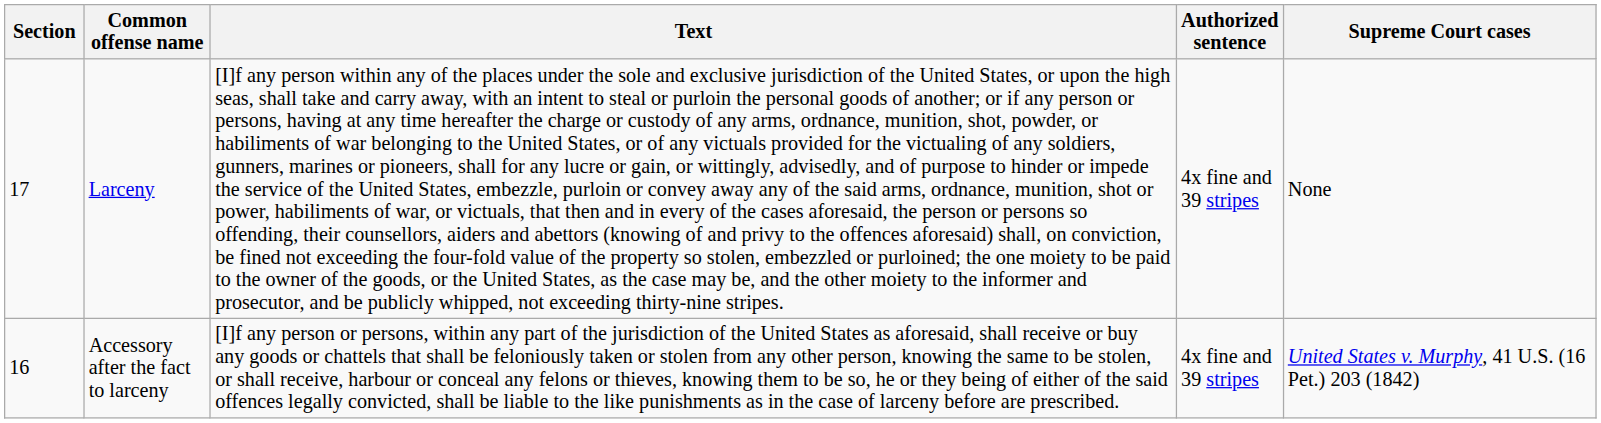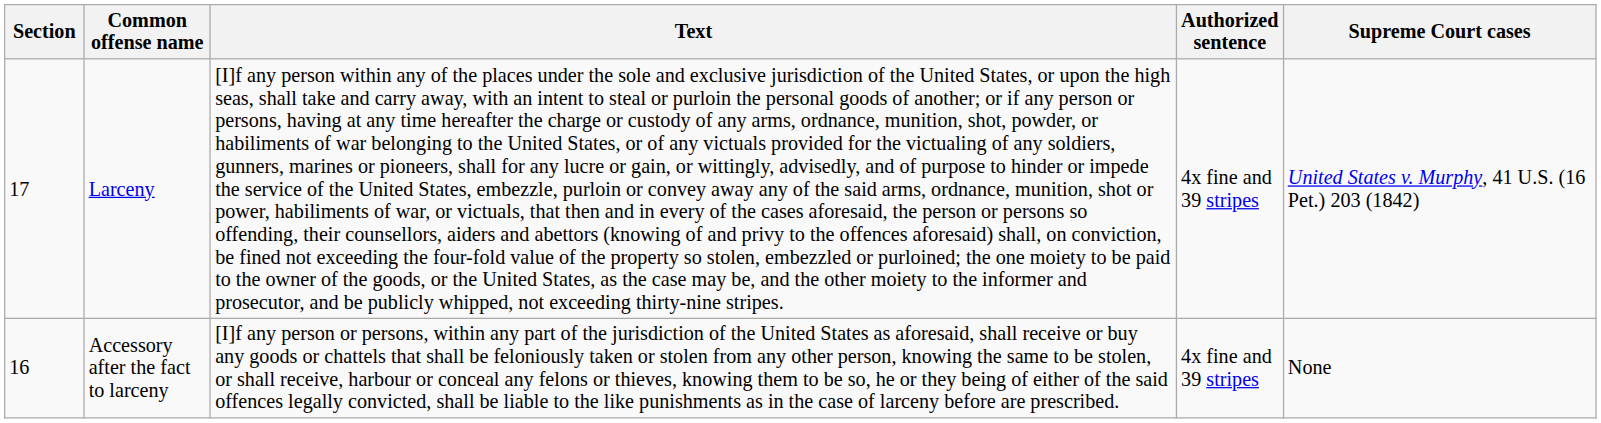(1310, 188) None -> (1437, 188) United States v. Murphy, 41 U.S. (16 Pet.) 203 (1842)
(1437, 367) United States v. Murphy, 41 U.S. (16 Pet.) 203 (1842) -> (1310, 367) None
